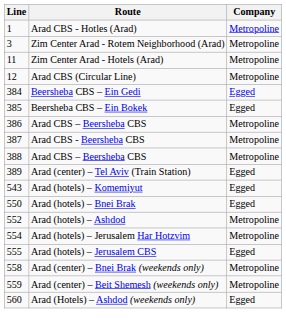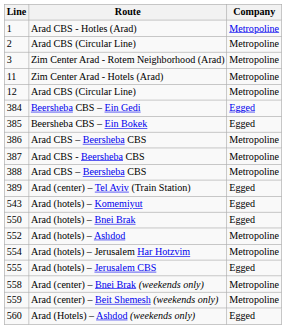+ row: (9, 44)
